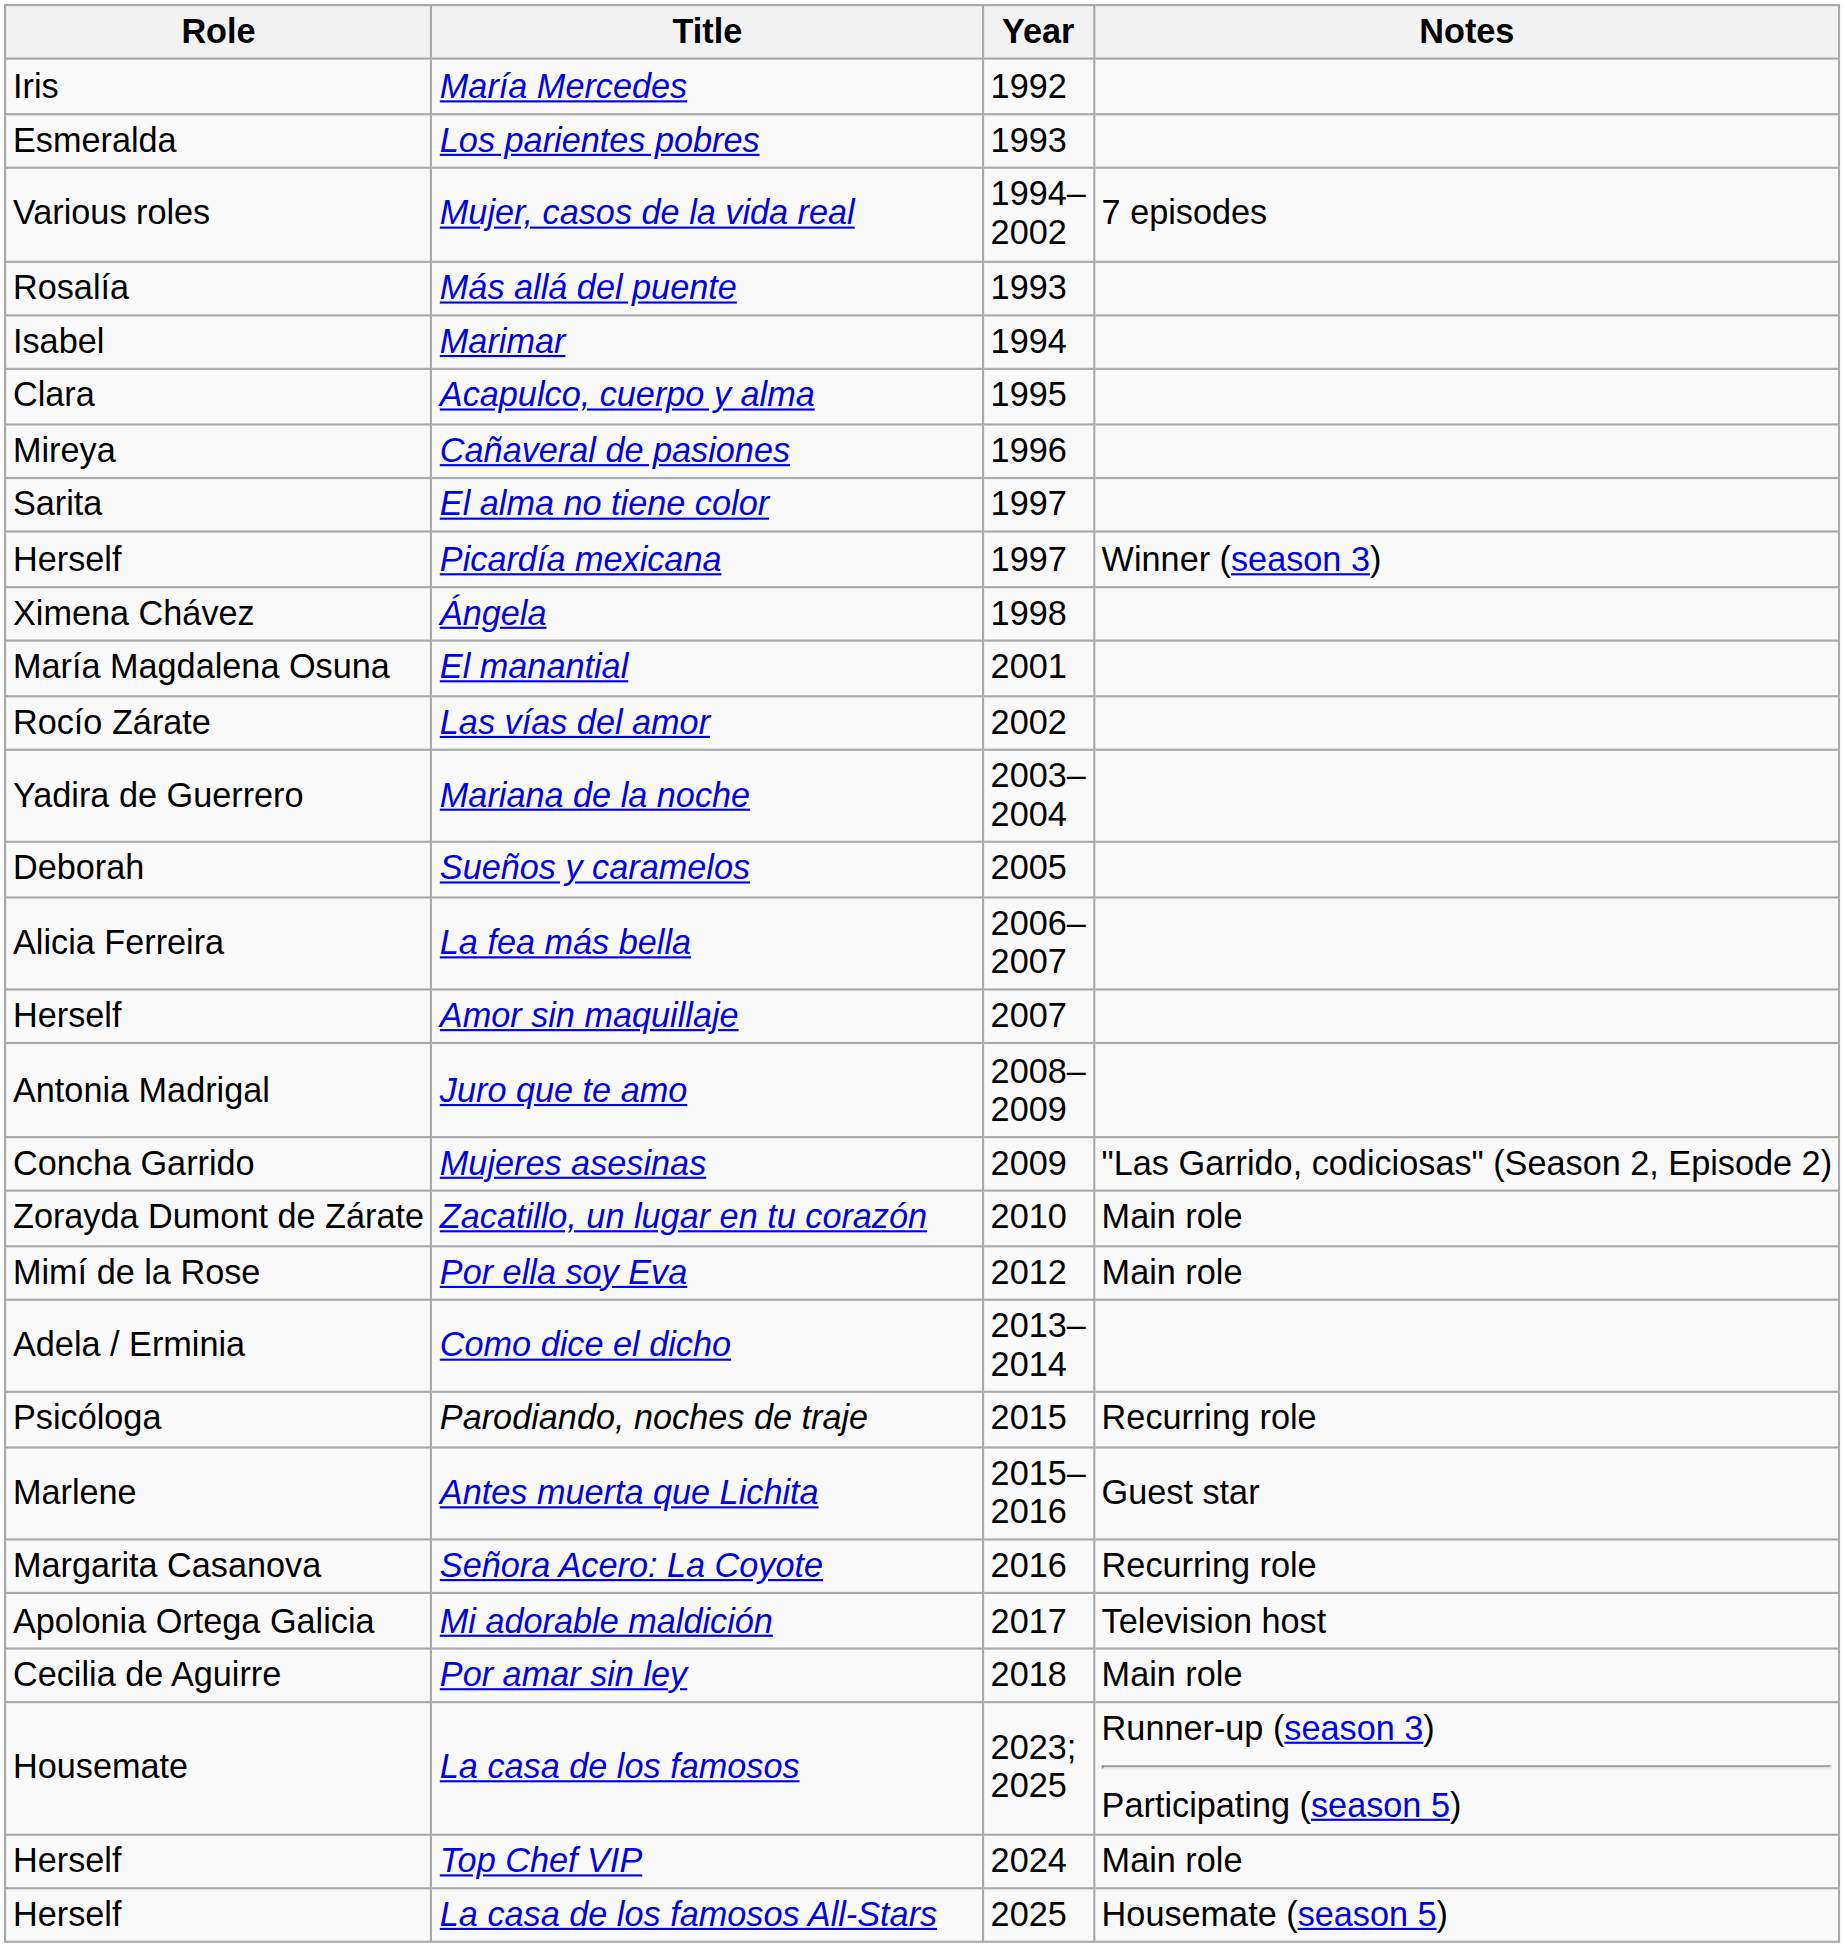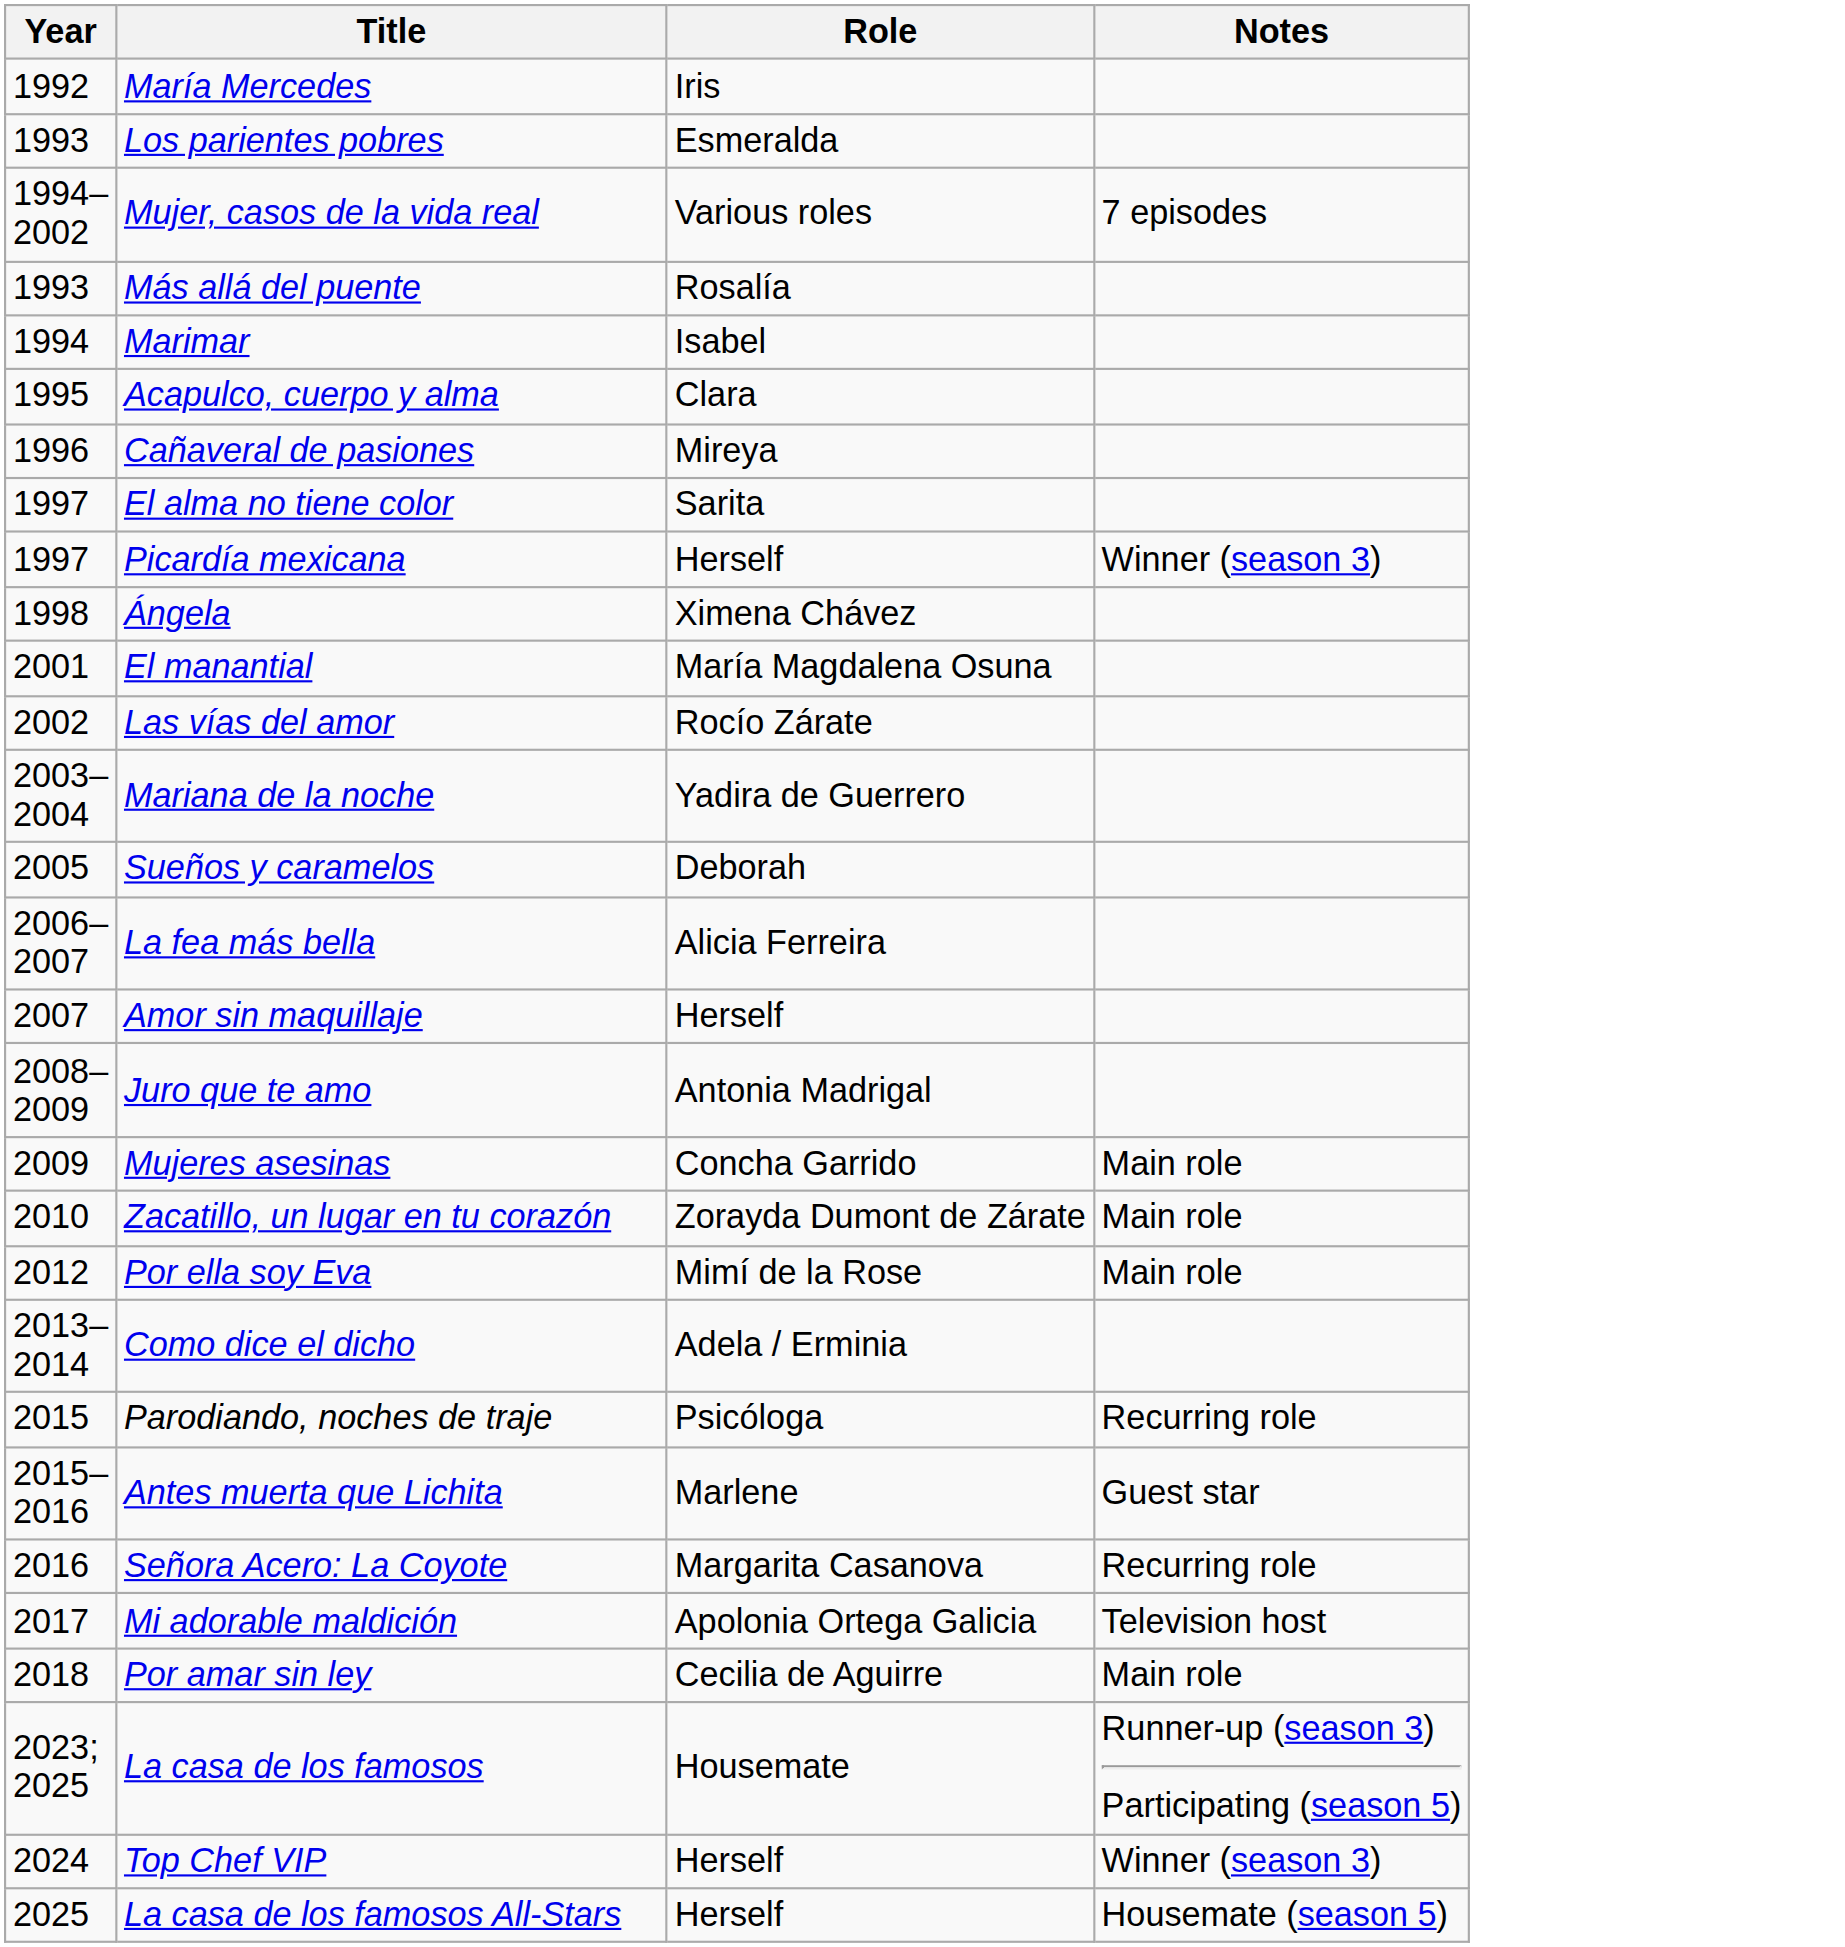columns swapped: (1038, 31) <-> (218, 31)
(1467, 1163) "Las Garrido, codiciosas" (Season 2, Episode 2) -> (1172, 1163) Main role
(1172, 1860) Main role -> (1241, 1860) Winner (season 3)
